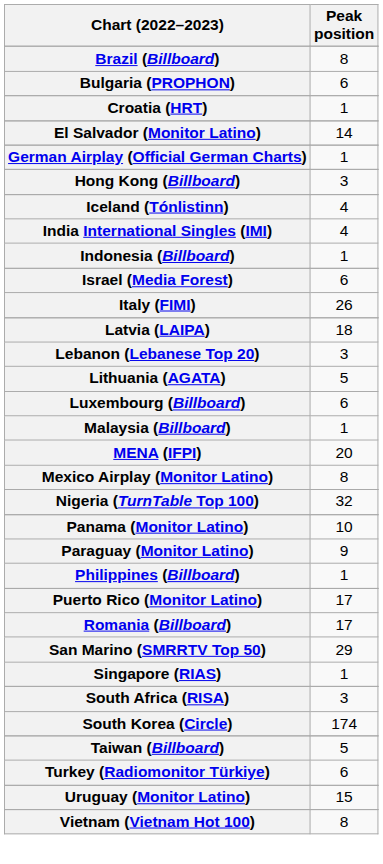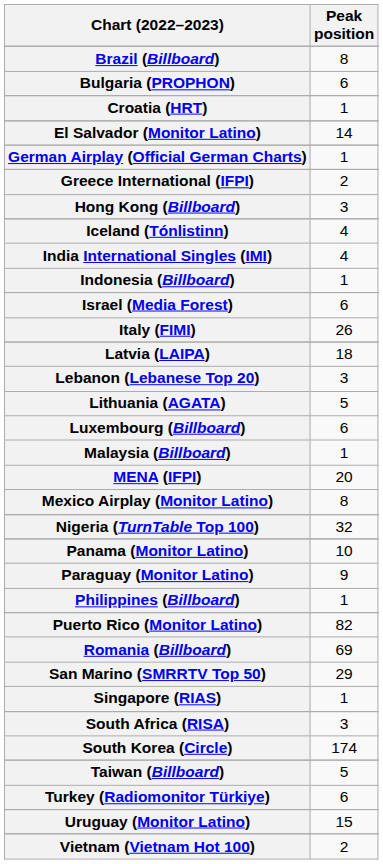+ row: (157, 181)
(344, 600) 17 -> (344, 624) 82
(344, 624) 17 -> (344, 649) 69
(344, 821) 8 -> (344, 846) 2
